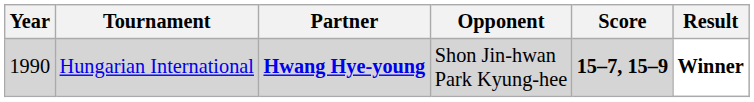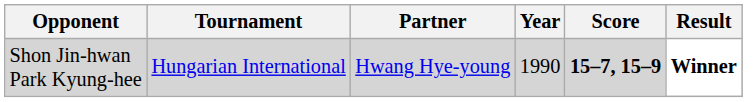columns swapped: (30, 21) <-> (501, 21)
(344, 67) bold -> (433, 67) normal
